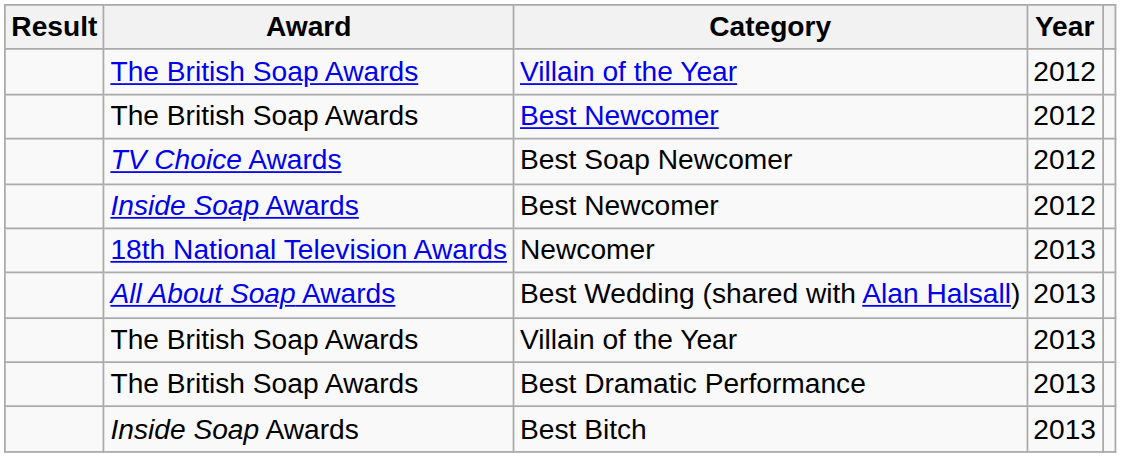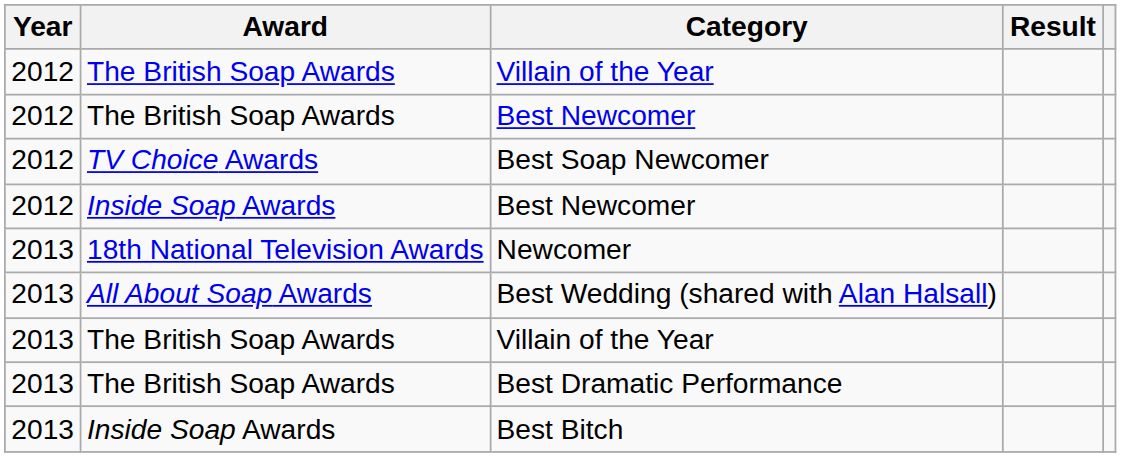columns swapped: (1065, 26) <-> (54, 26)
